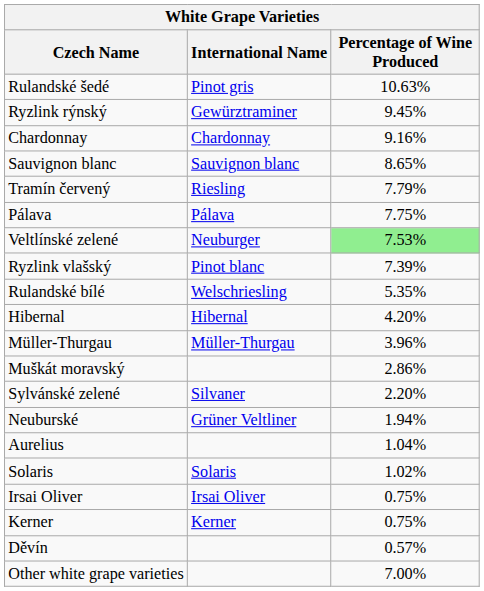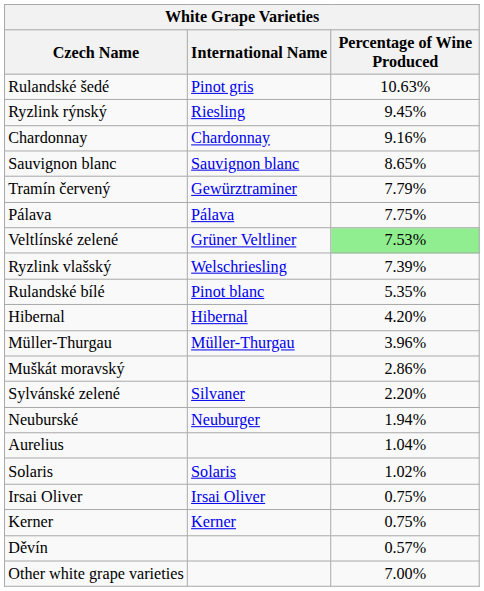(244, 112) Gewürztraminer -> (218, 112) Riesling
(218, 189) Riesling -> (244, 189) Gewürztraminer
(226, 240) Neuburger -> (244, 240) Grüner Veltliner
(228, 266) Pinot blanc -> (239, 266) Welschriesling
(239, 291) Welschriesling -> (228, 291) Pinot blanc
(244, 419) Grüner Veltliner -> (226, 419) Neuburger
